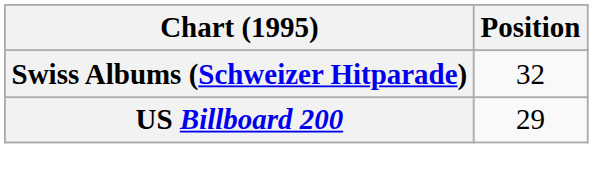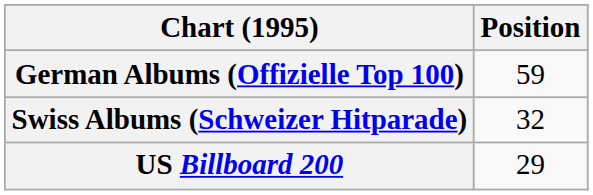+ row: (239, 73)
